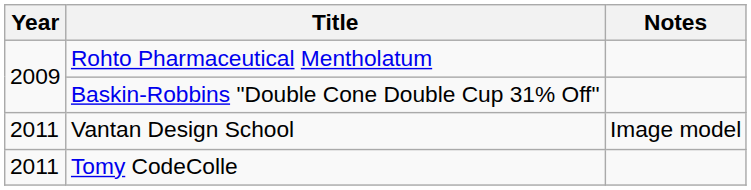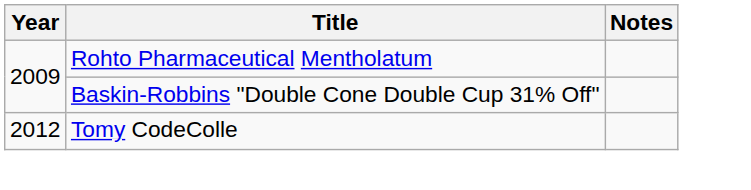- row: (183, 130)
(34, 166) 2011 -> (35, 130) 2012
